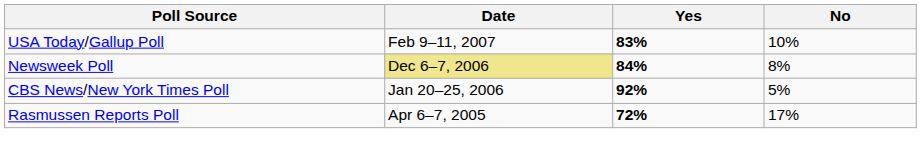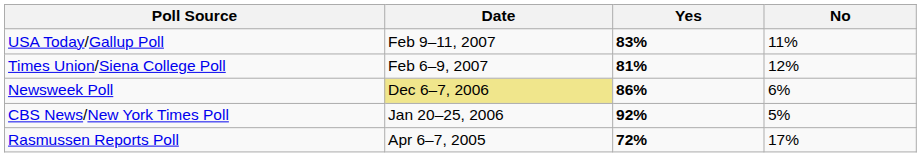(784, 41) 10% -> (783, 41) 11%
+ row: (117, 66)
(632, 66) 84% -> (632, 90) 86%
(779, 66) 8% -> (779, 90) 6%
